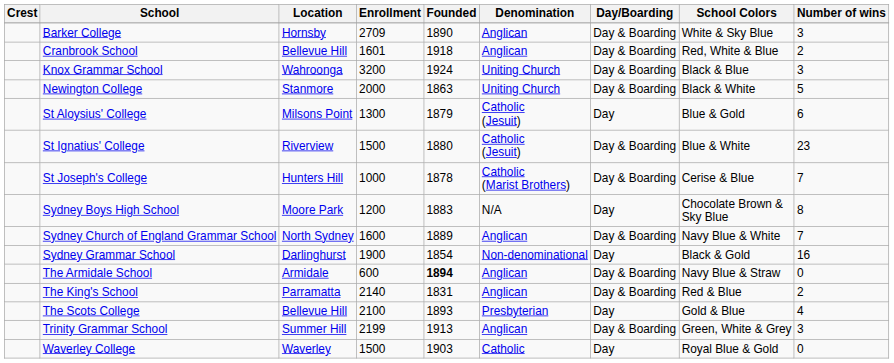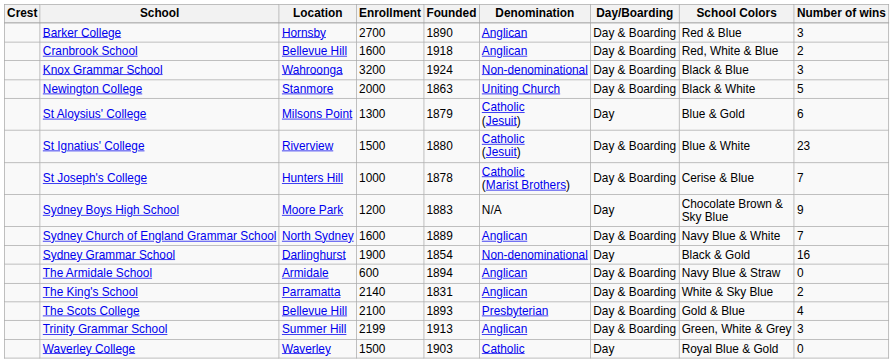(372, 32) 2709 -> (372, 32) 2700
(727, 32) White & Sky Blue -> (712, 32) Red & Blue
(372, 51) 1601 -> (372, 51) 1600
(521, 70) Uniting Church -> (535, 70) Non-denominational
(800, 210) 8 -> (800, 210) 9
(440, 273) bold -> (440, 273) normal
(712, 292) Red & Blue -> (727, 292) White & Sky Blue
(604, 311) Day -> (635, 311) Day & Boarding
